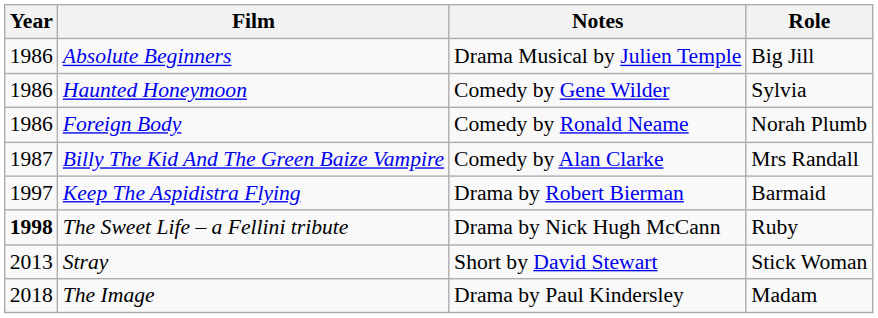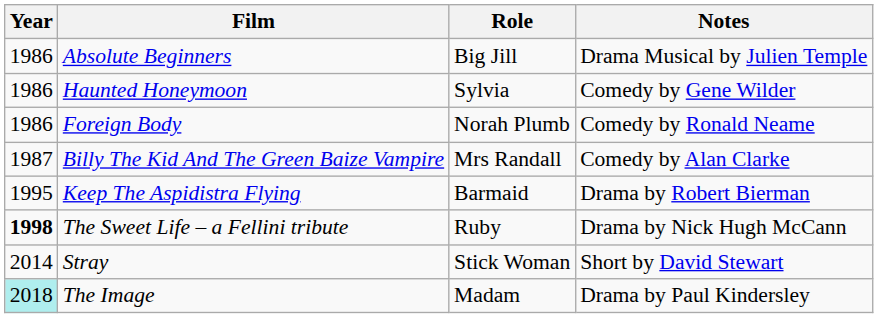columns swapped: (809, 21) <-> (598, 21)
(31, 192) 1997 -> (31, 192) 1995
(31, 261) 2013 -> (31, 261) 2014
(31, 295) no background -> (31, 295) paleturquoise background
